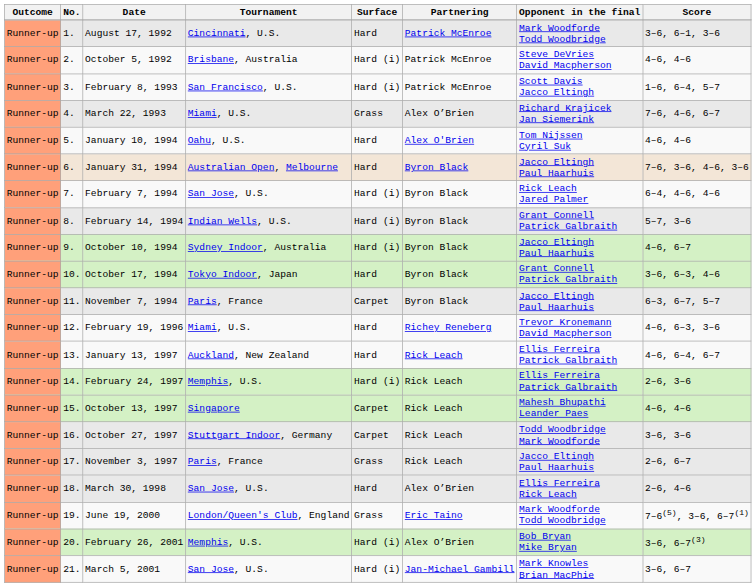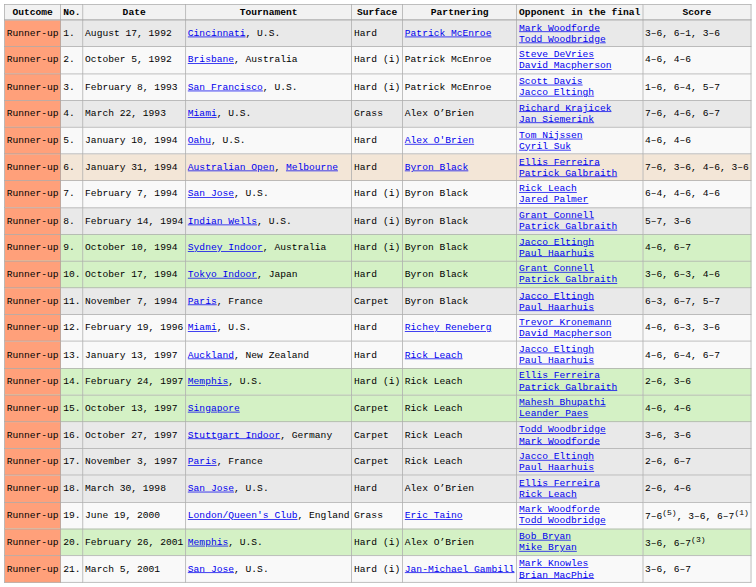(557, 167) Jacco Eltingh Paul Haarhuis -> (568, 167) Ellis Ferreira Patrick Galbraith
(568, 355) Ellis Ferreira Patrick Galbraith -> (557, 355) Jacco Eltingh Paul Haarhuis
(368, 462) Grass -> (371, 462) Carpet
